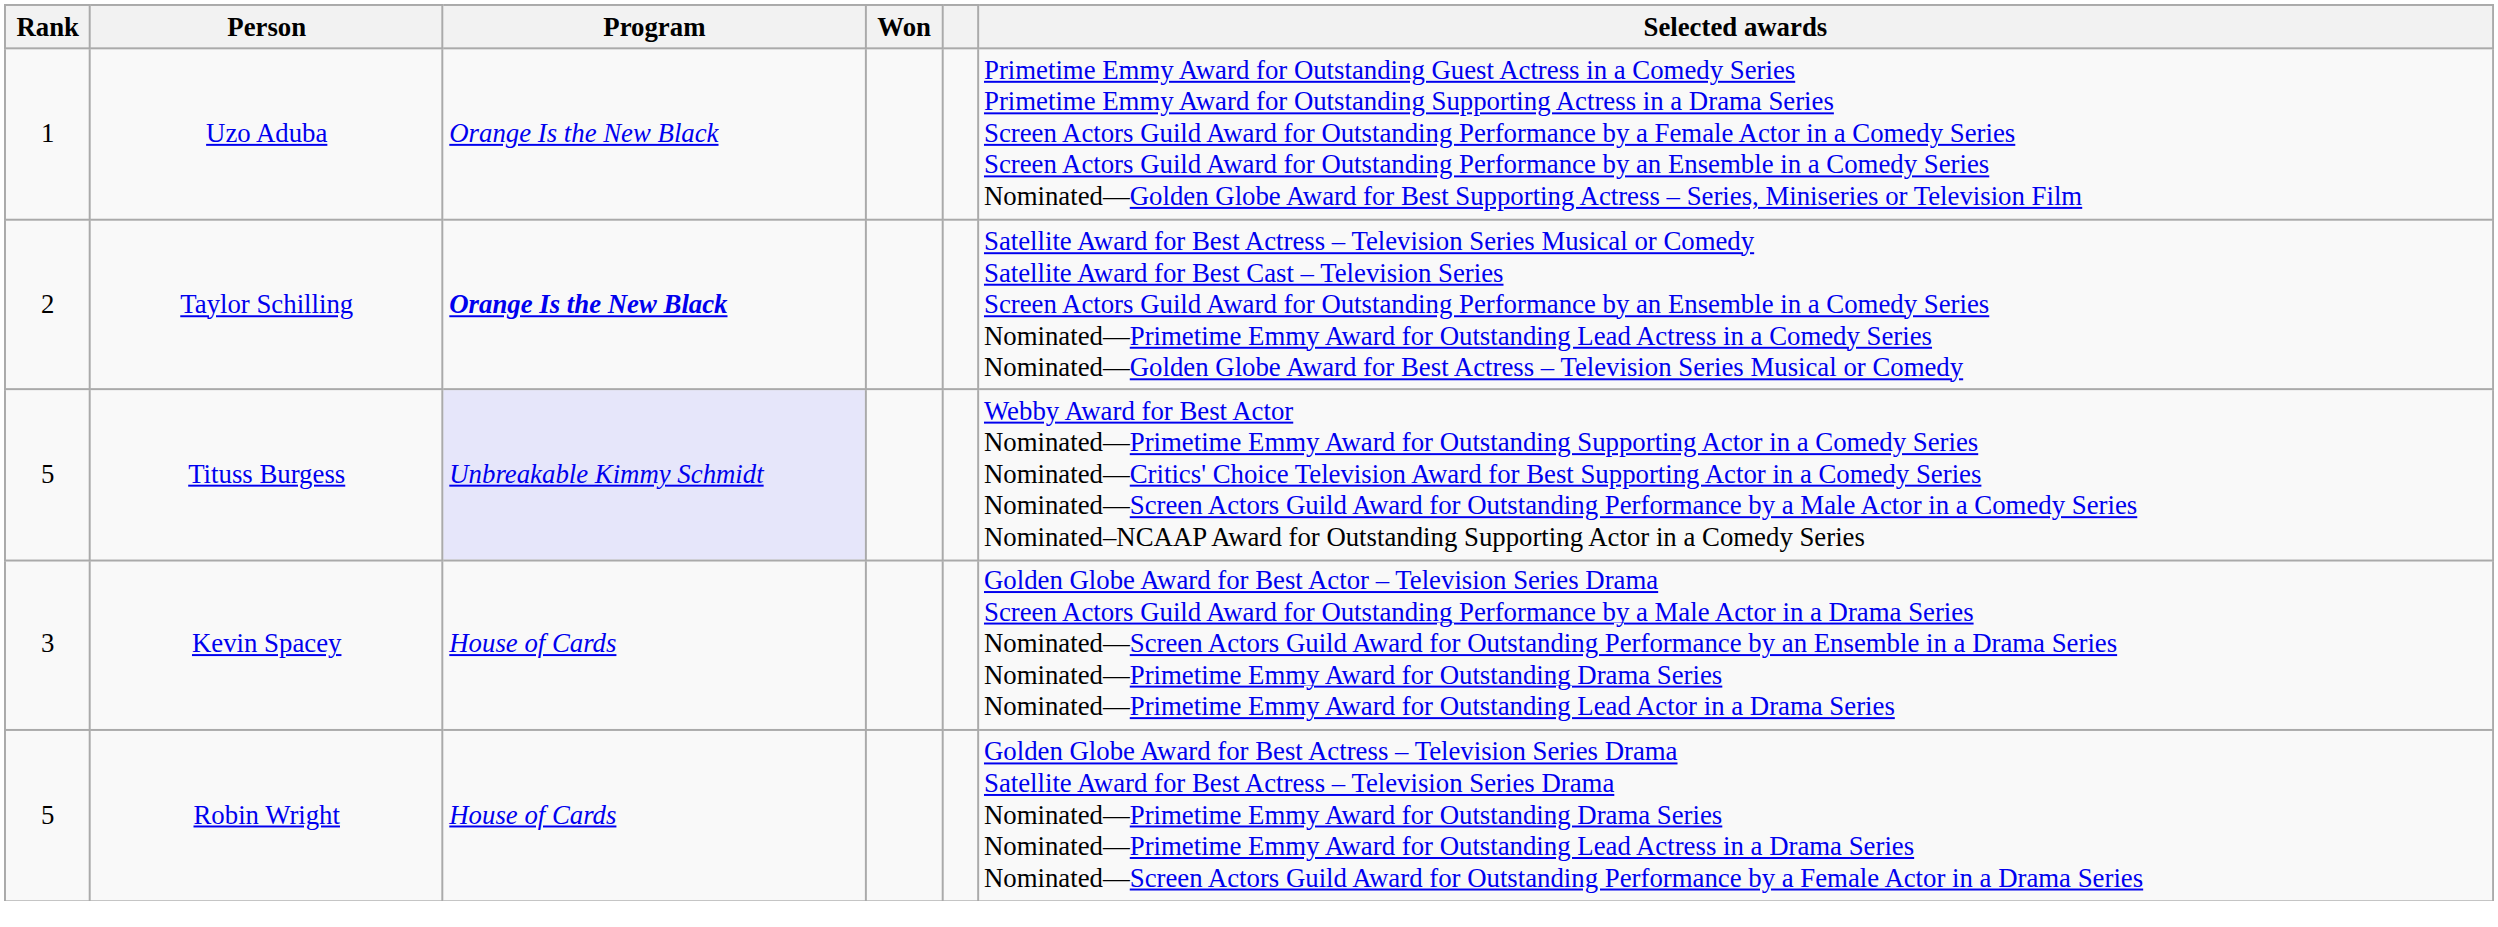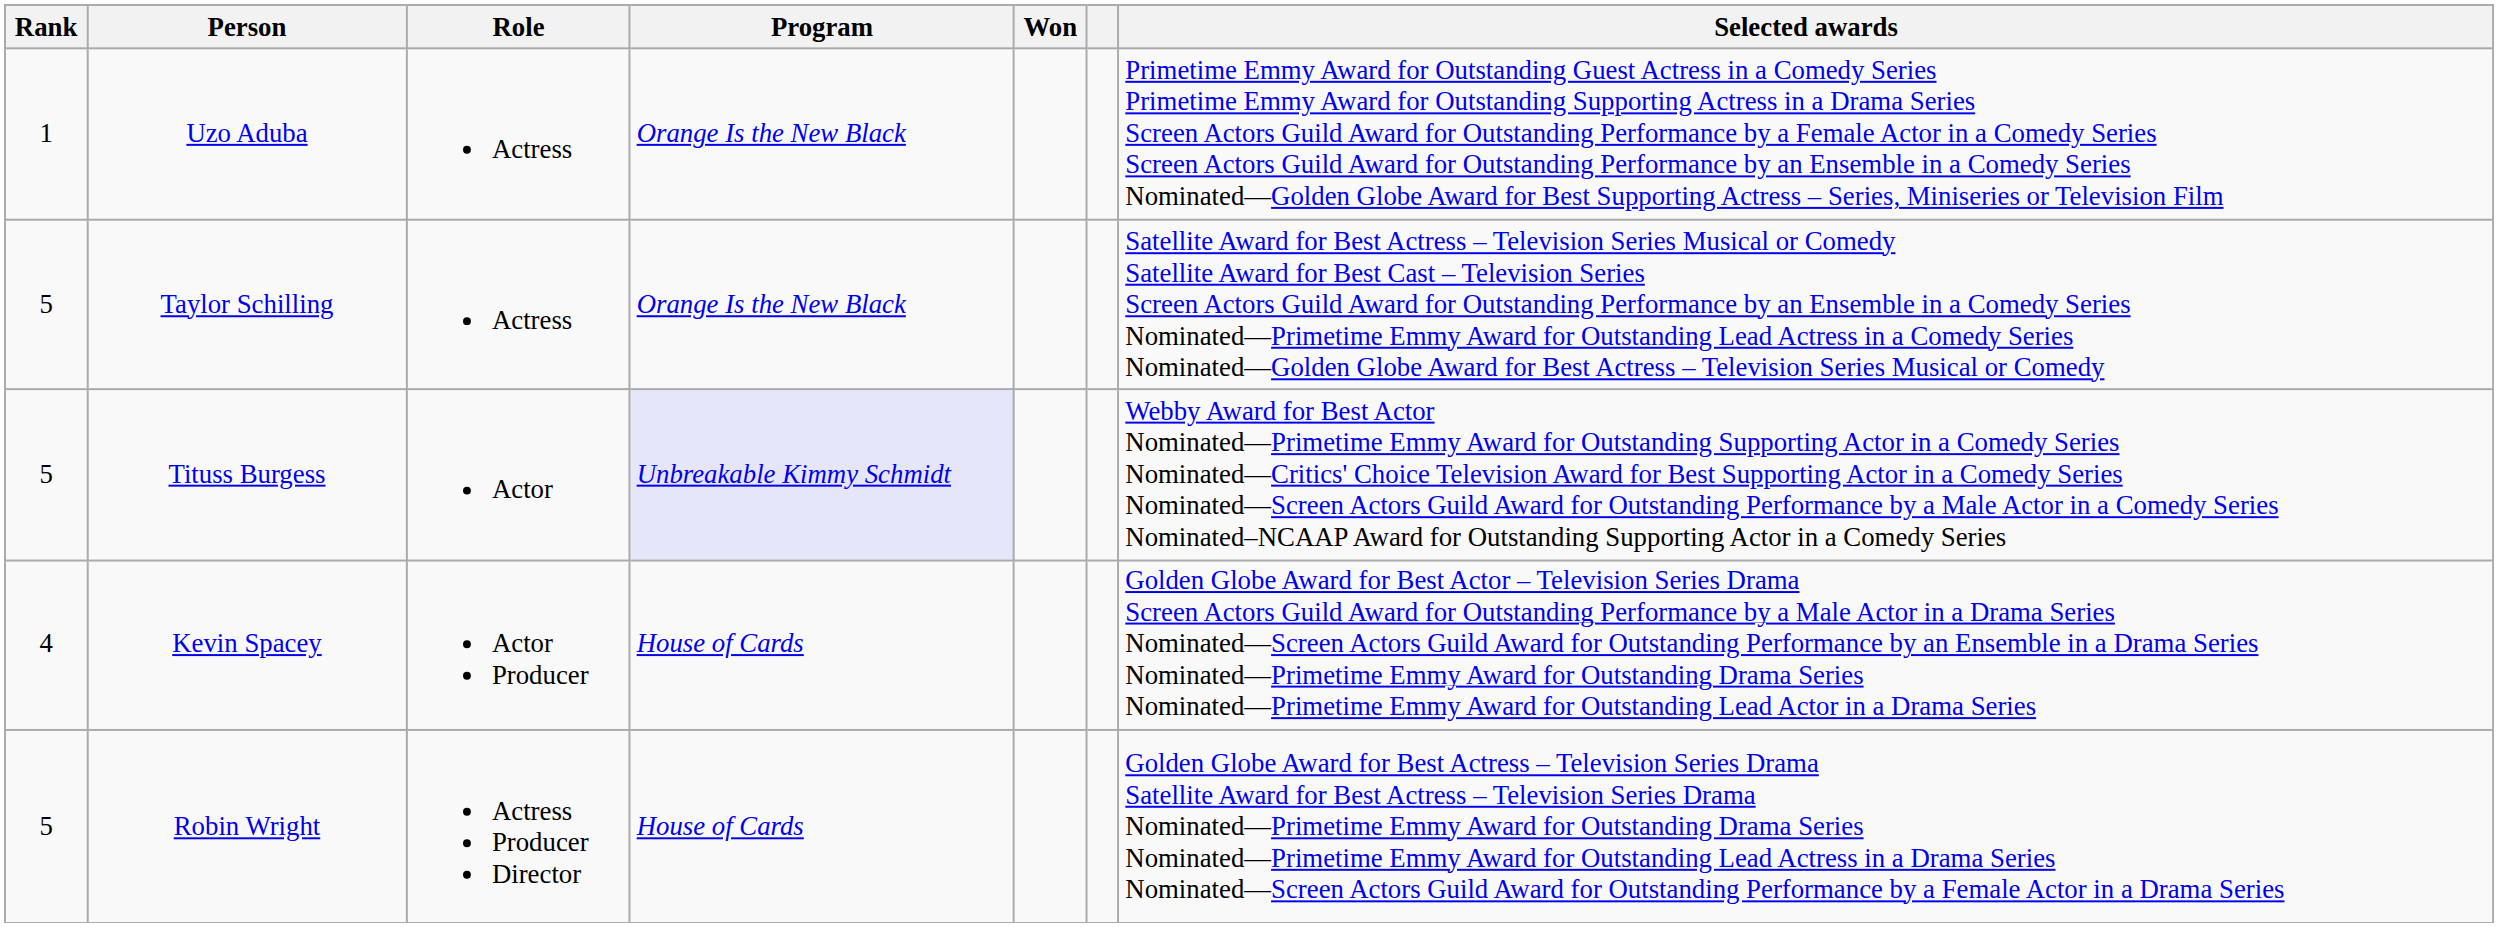+ column: (519, 26)
(48, 303) 2 -> (46, 303) 5
(588, 303) bold -> (771, 303) normal
(48, 644) 3 -> (46, 644) 4
